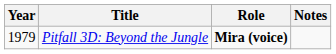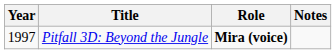(22, 37) 1979 -> (22, 37) 1997
